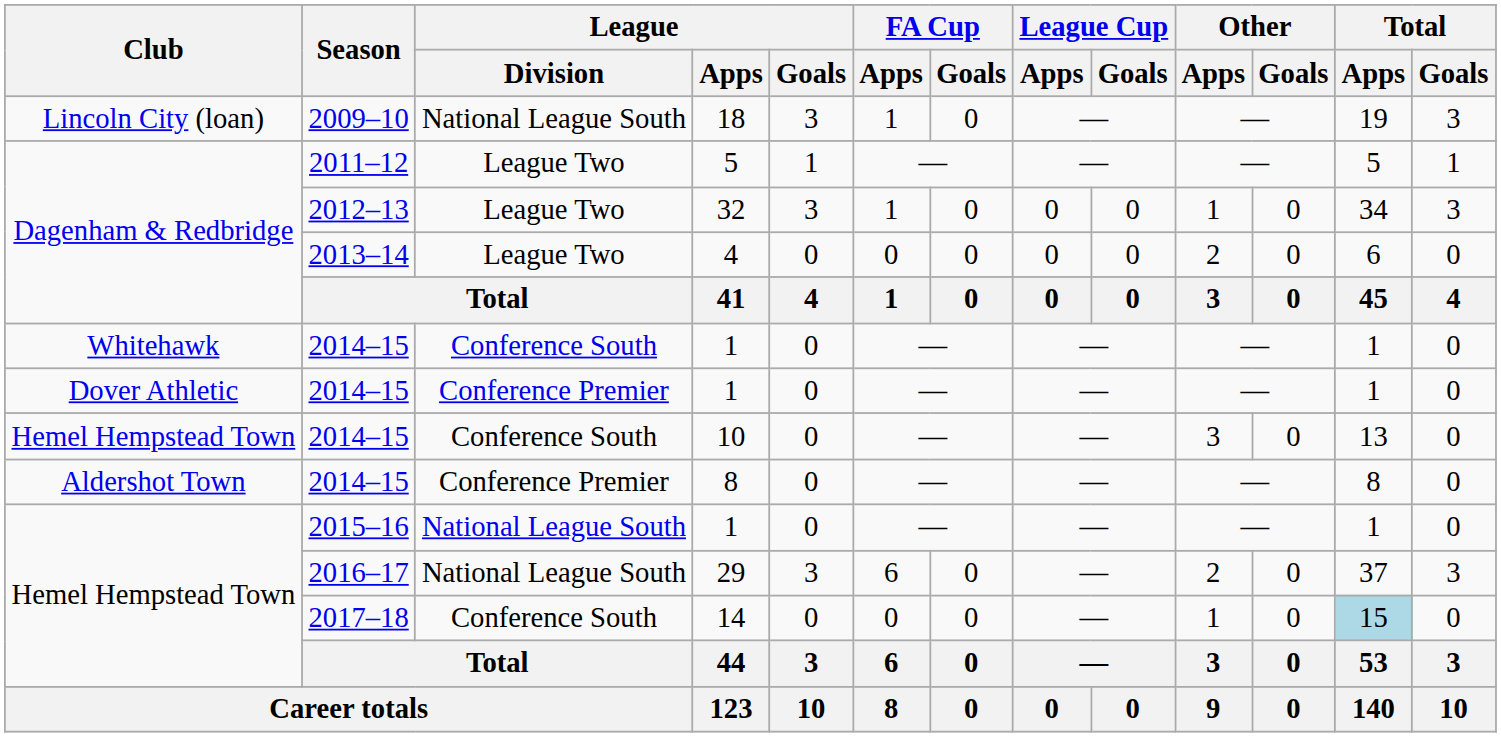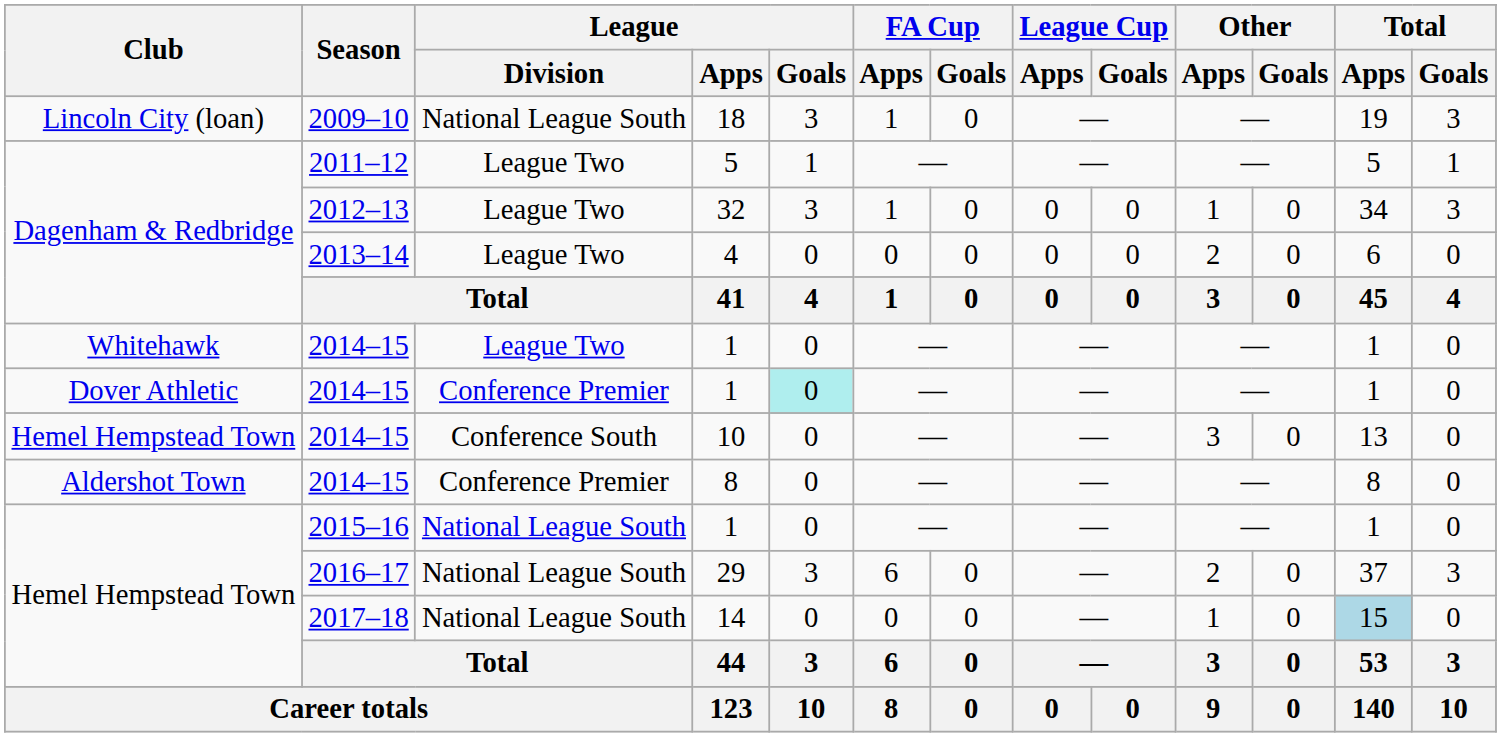(554, 345) Conference South -> (554, 345) League Two
(811, 390) no background -> (811, 390) paleturquoise background
(554, 617) Conference South -> (554, 617) National League South
